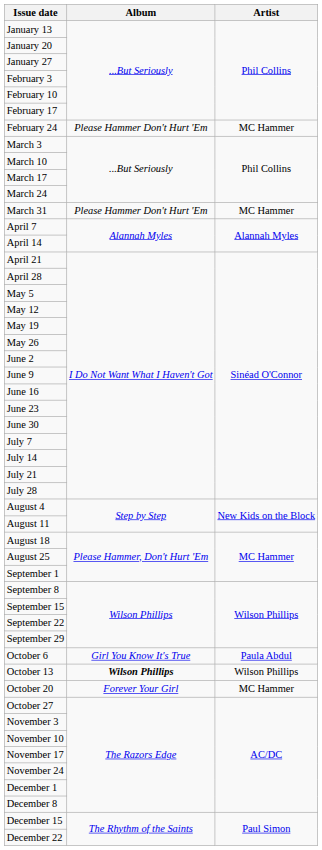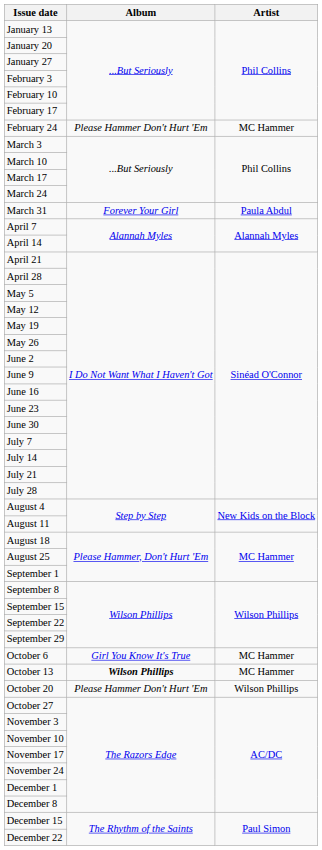(141, 210) Please Hammer Don't Hurt 'Em -> (141, 210) Forever Your Girl
(266, 210) MC Hammer -> (266, 210) Paula Abdul
(266, 656) Paula Abdul -> (266, 656) MC Hammer
(266, 672) Wilson Phillips -> (266, 672) MC Hammer
(141, 688) Forever Your Girl -> (141, 688) Please Hammer Don't Hurt 'Em
(266, 688) MC Hammer -> (266, 688) Wilson Phillips
